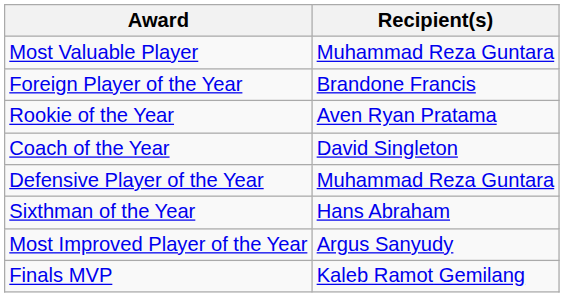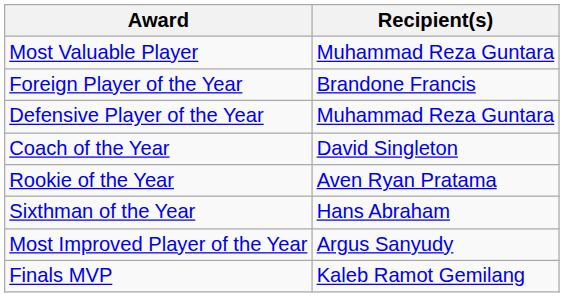rows swapped: (92, 116) <-> (136, 180)
